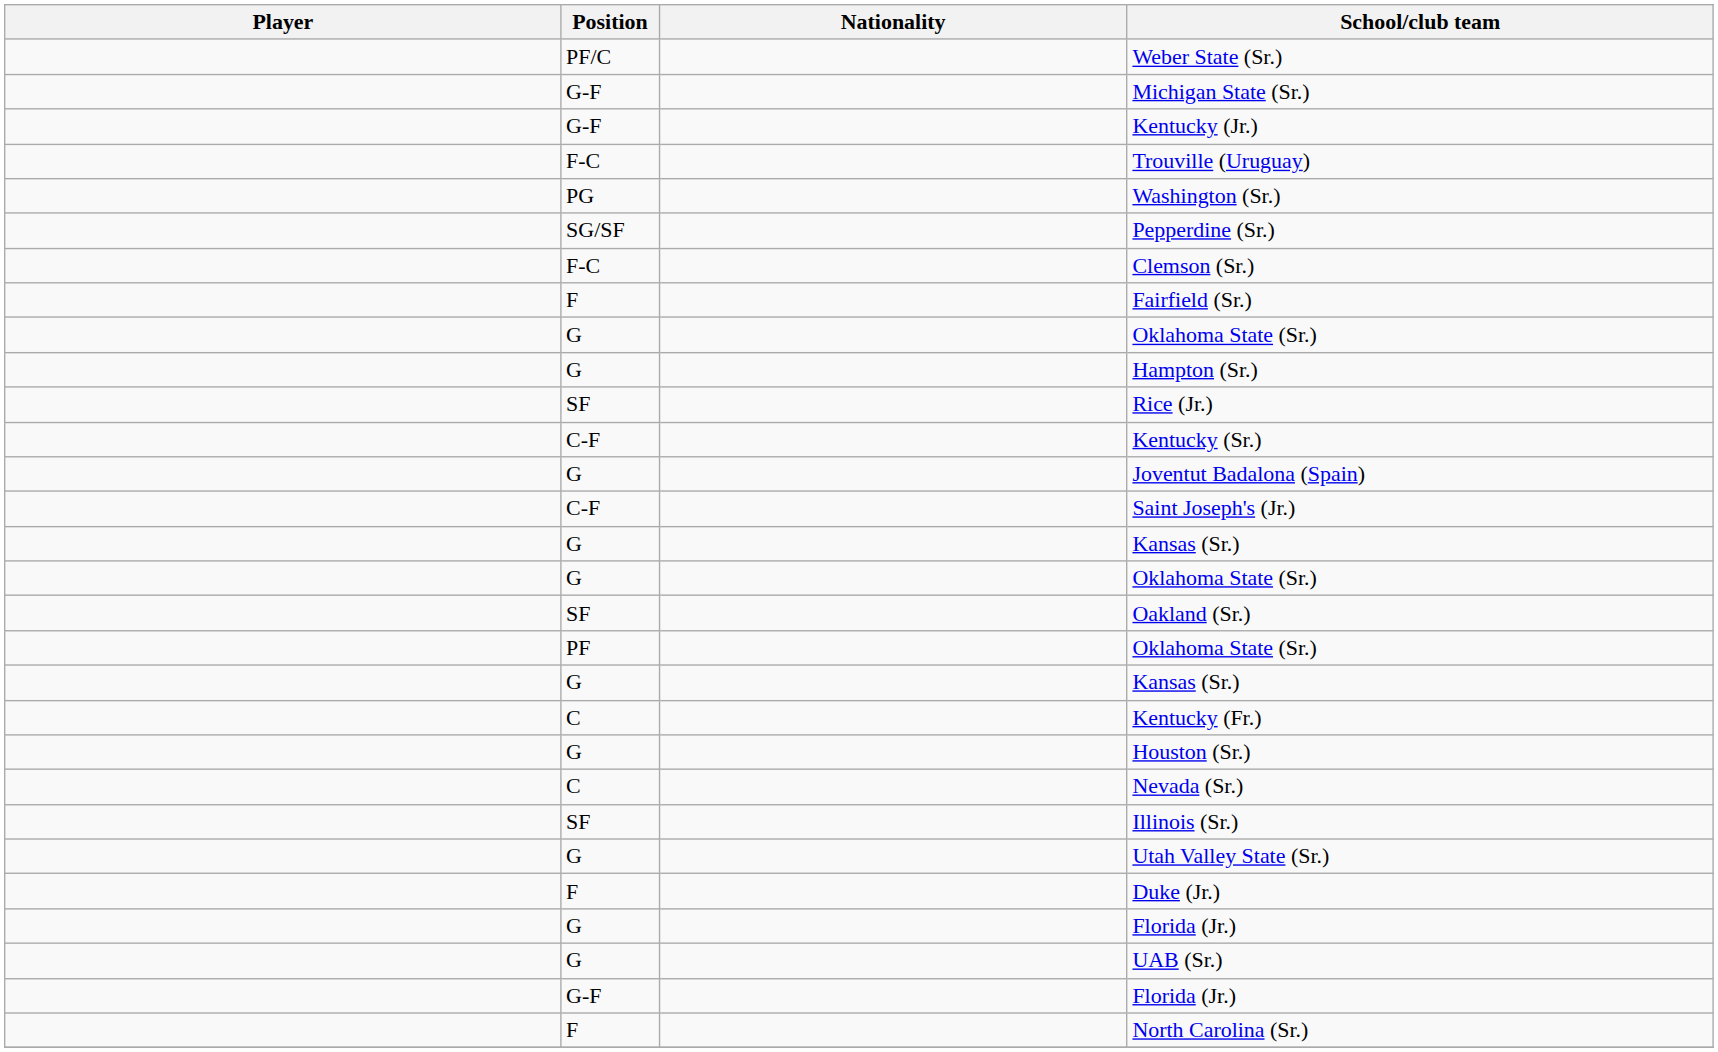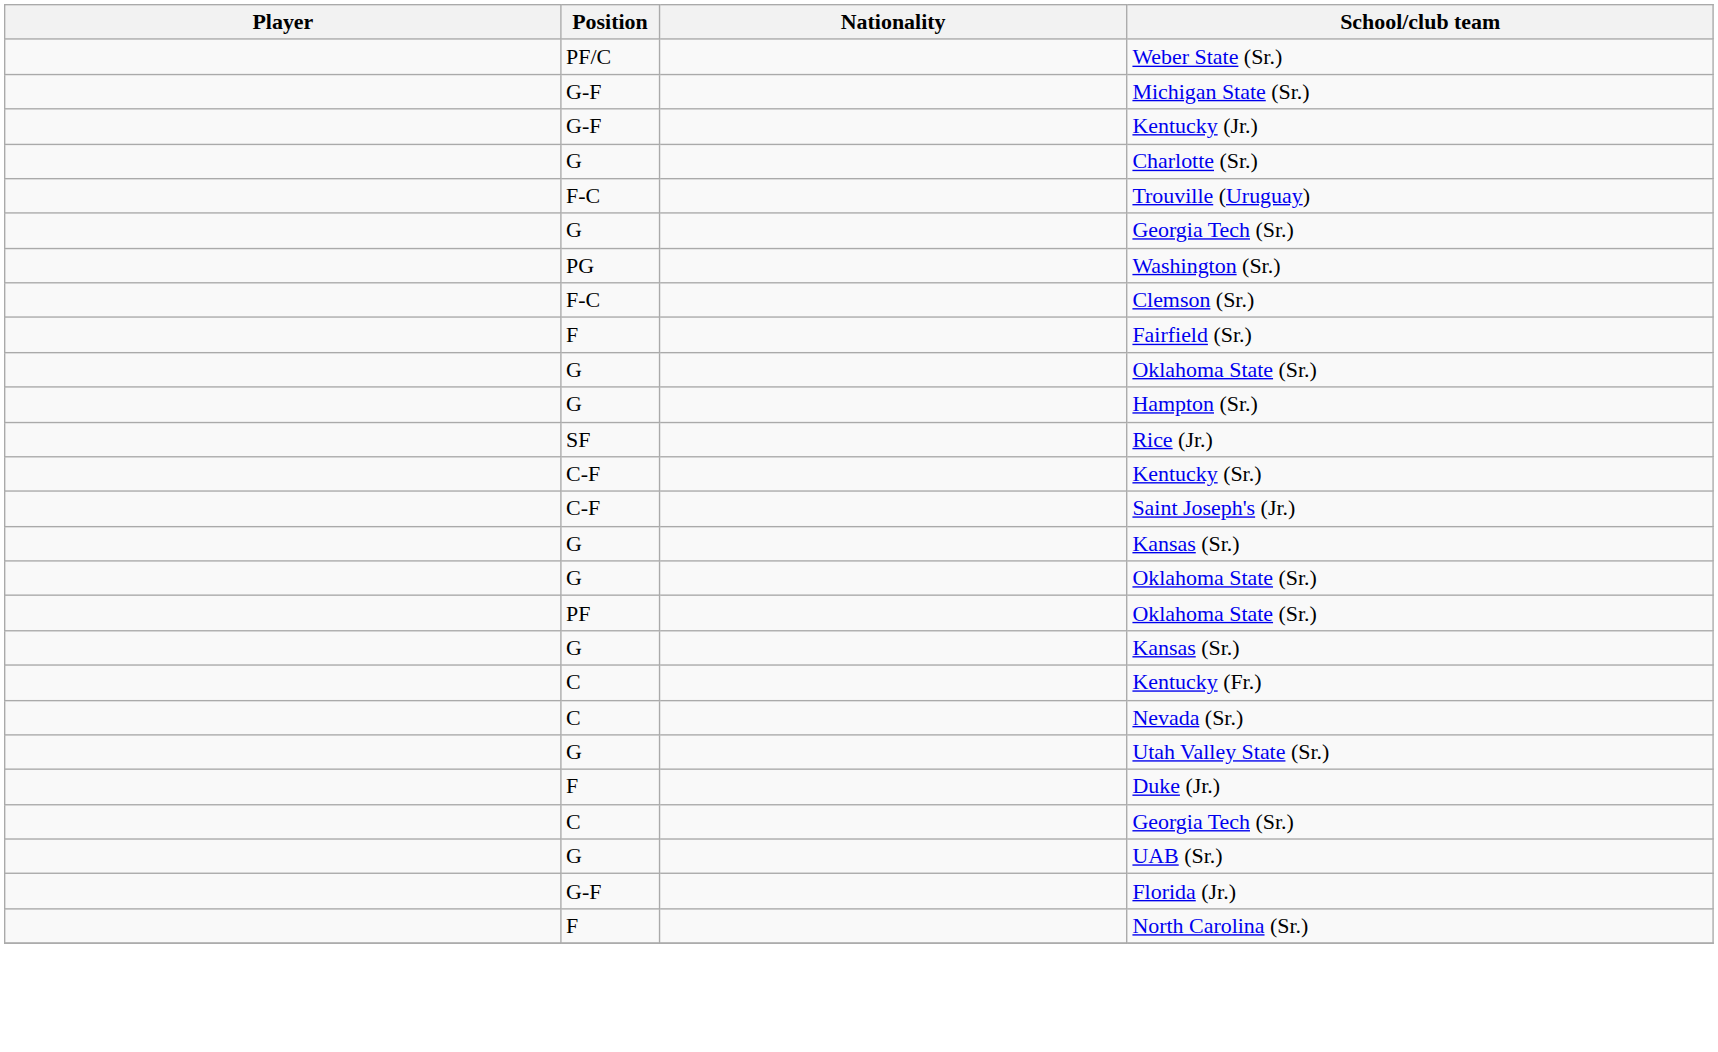+ row: (574, 160)
+ row: (574, 230)
- row: (595, 230)
- row: (574, 473)
- row: (578, 612)
- row: (574, 751)
- row: (578, 821)
- row: (574, 925)
+ row: (573, 821)
